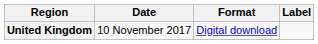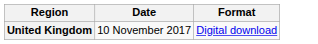- column: (297, 13)
